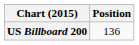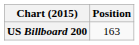(112, 31) 136 -> (112, 31) 163
